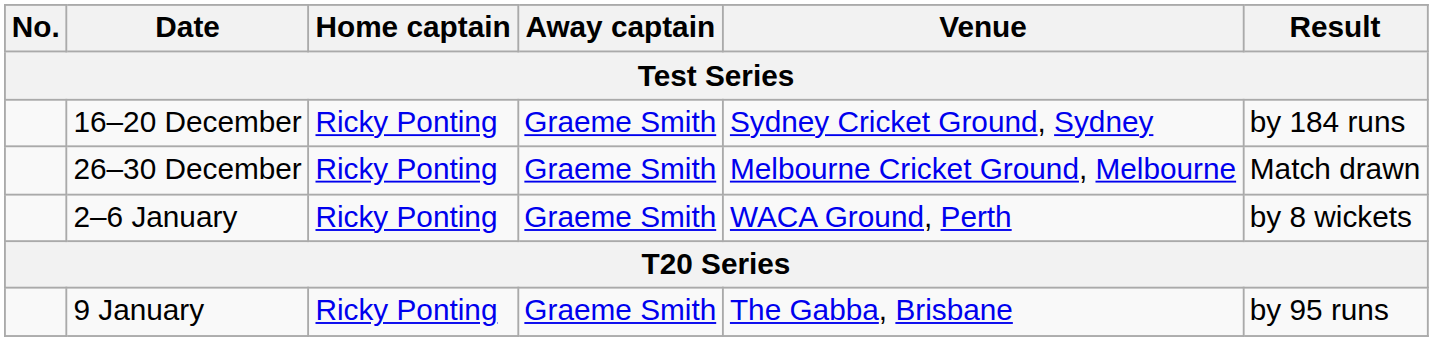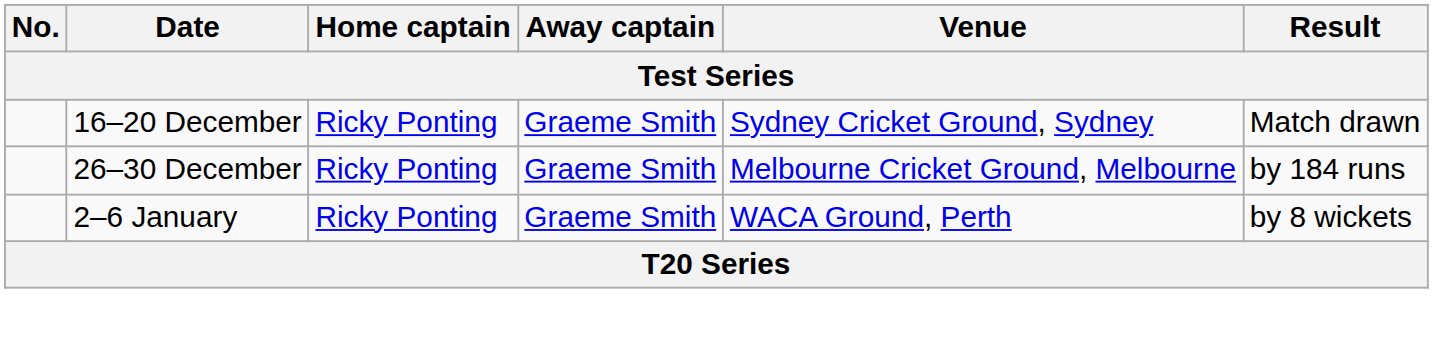(1328, 122) by 184 runs -> (1335, 122) Match drawn
(1335, 169) Match drawn -> (1328, 169) by 184 runs
- row: (139, 311)
